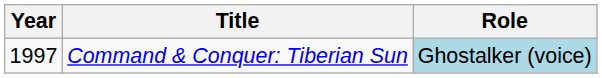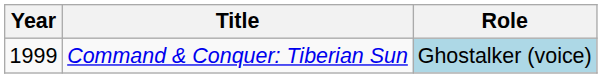(33, 55) 1997 -> (33, 55) 1999
